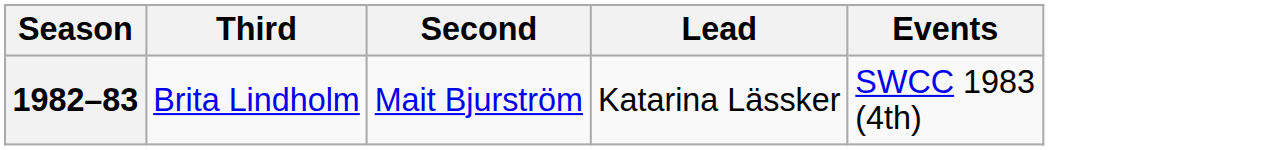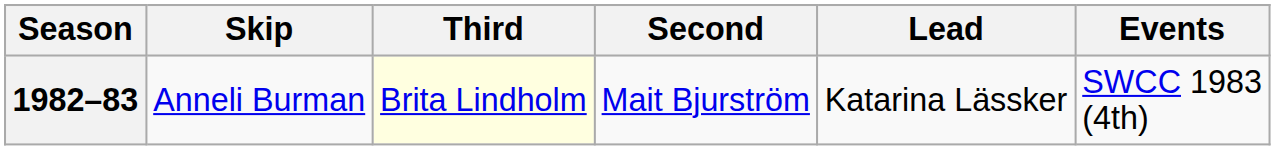+ column: (259, 30)
(257, 99) no background -> (483, 99) lightyellow background
